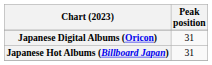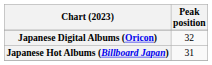(189, 38) 31 -> (189, 38) 32
